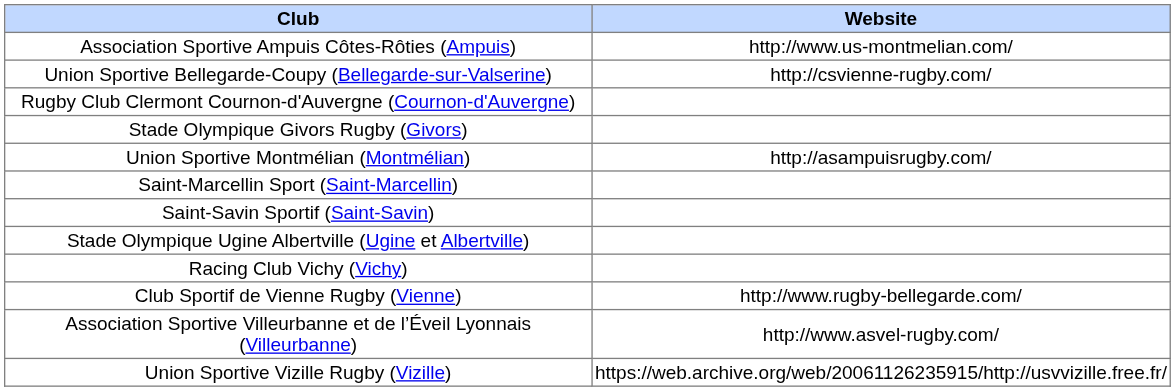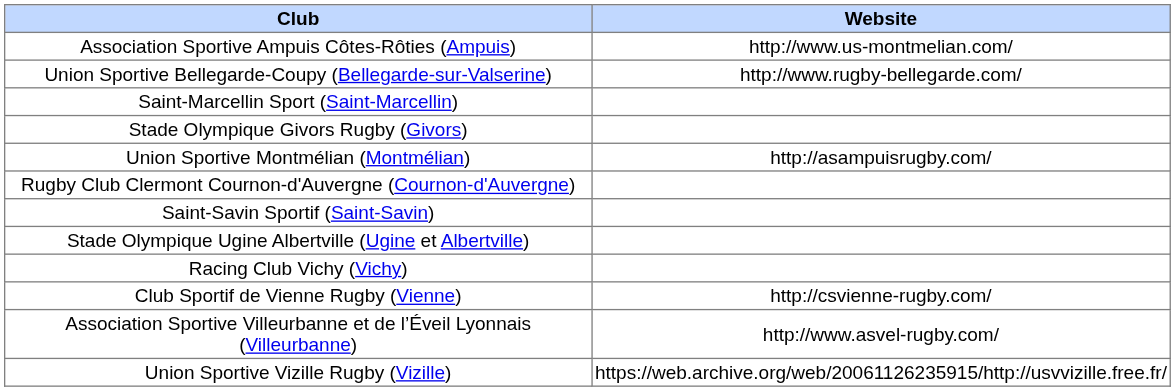(881, 74) http://csvienne-rugby.com/ -> (881, 74) http://www.rugby-bellegarde.com/
rows swapped: (298, 102) <-> (298, 185)
(881, 296) http://www.rugby-bellegarde.com/ -> (881, 296) http://csvienne-rugby.com/
